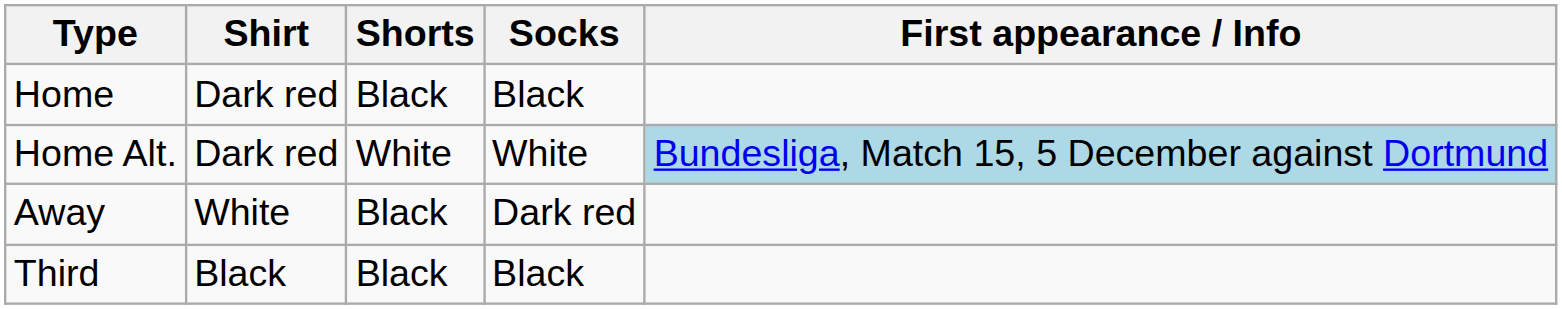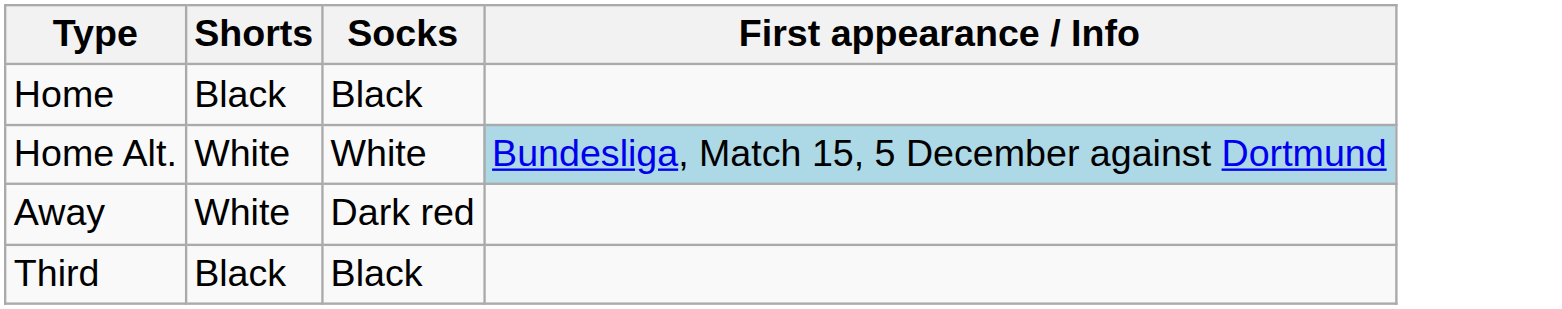- column: (266, 34)
(402, 213) Black -> (242, 213) White
